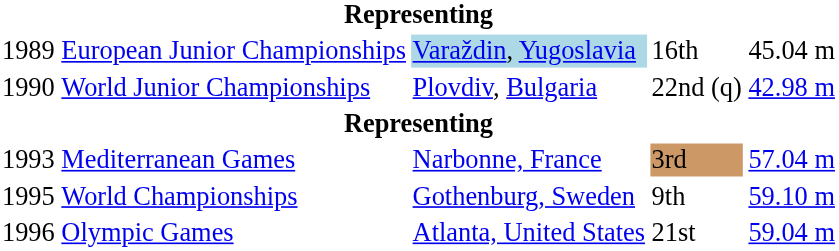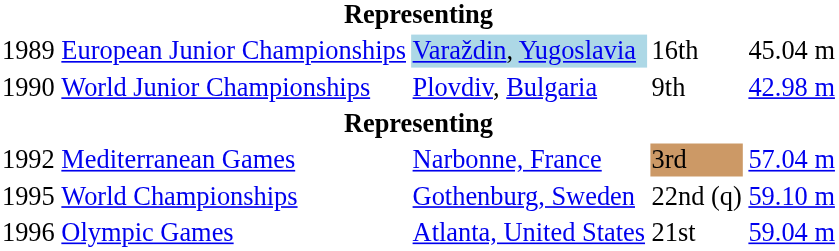(697, 87) 22nd (q) -> (668, 87) 9th
(28, 159) 1993 -> (28, 159) 1992
(668, 195) 9th -> (697, 195) 22nd (q)
